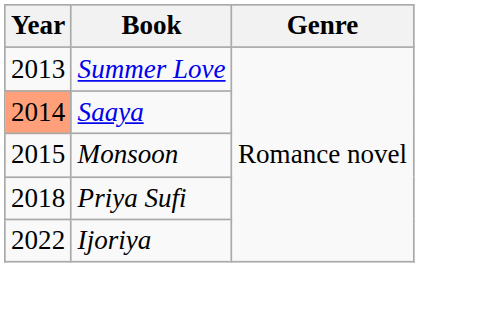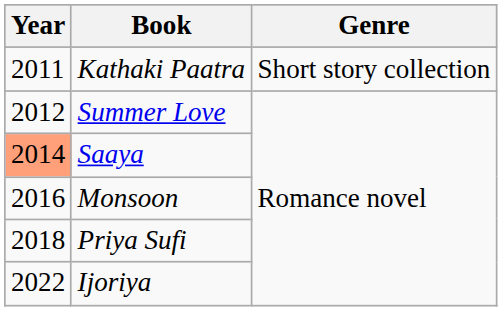+ row: (161, 68)
(38, 68) 2013 -> (38, 111) 2012
(38, 154) 2015 -> (38, 197) 2016
